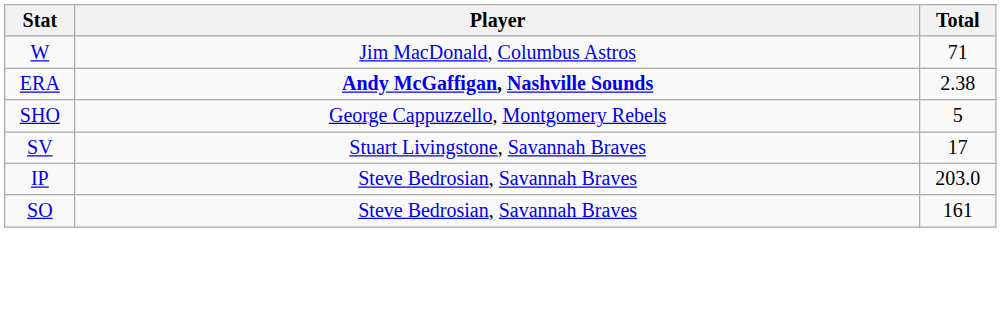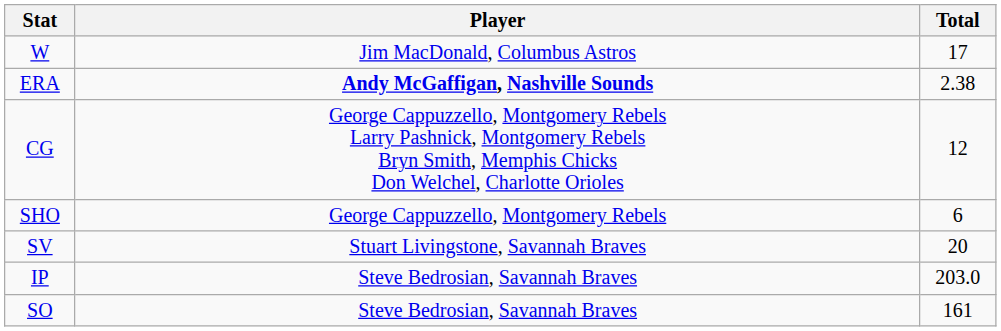(958, 52) 71 -> (958, 52) 17
+ row: (40, 149)
(958, 115) 5 -> (958, 214) 6
(958, 147) 17 -> (958, 246) 20
